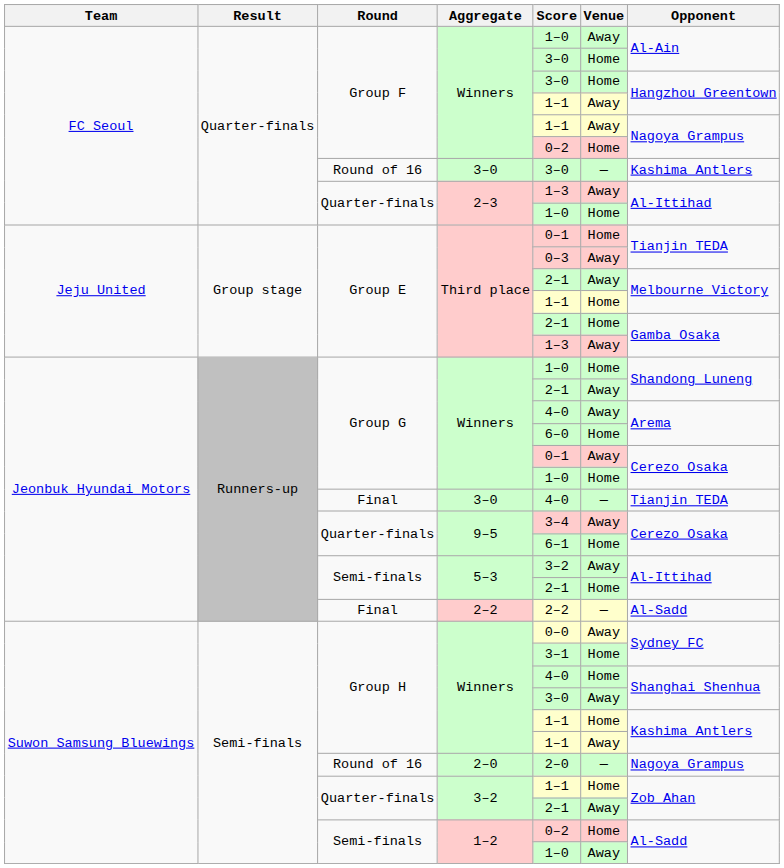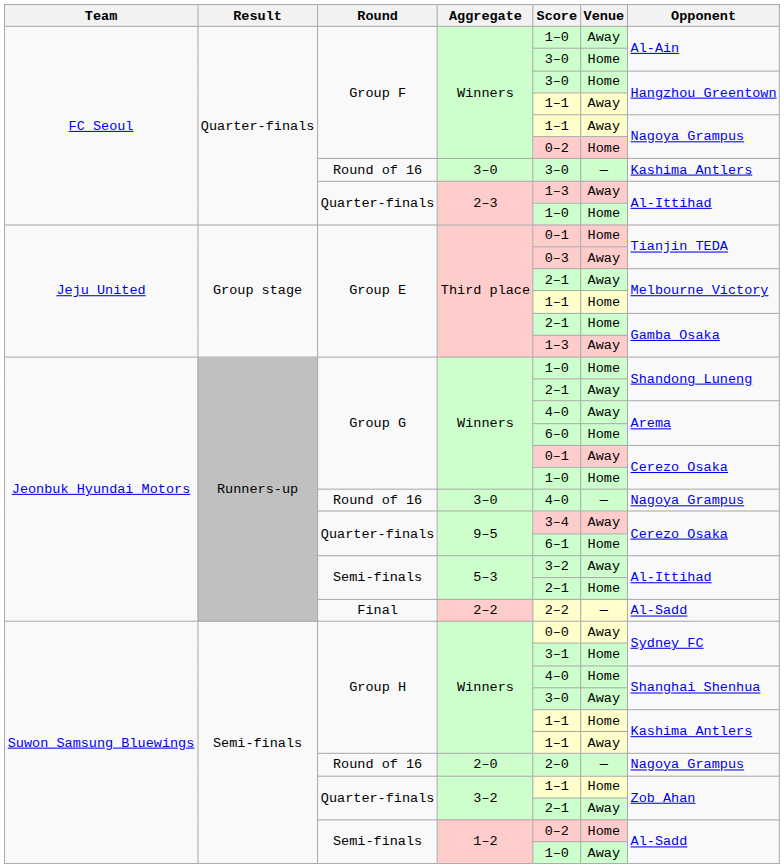(378, 500) Final -> (378, 500) Round of 16
(679, 500) Tianjin TEDA -> (687, 500) Nagoya Grampus
